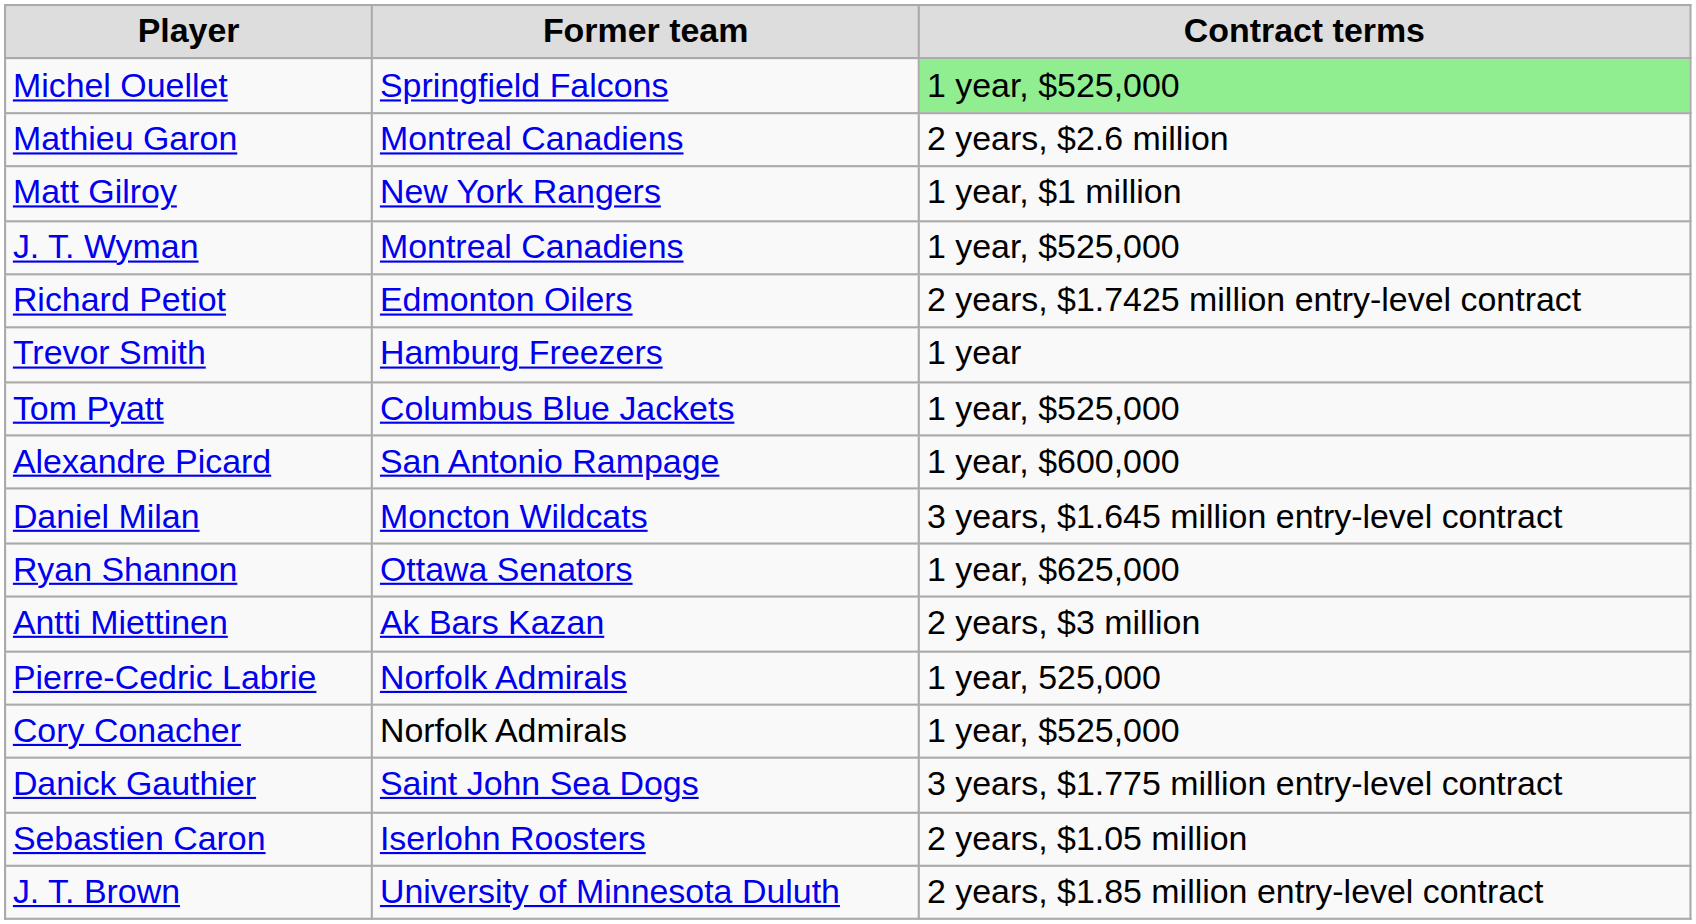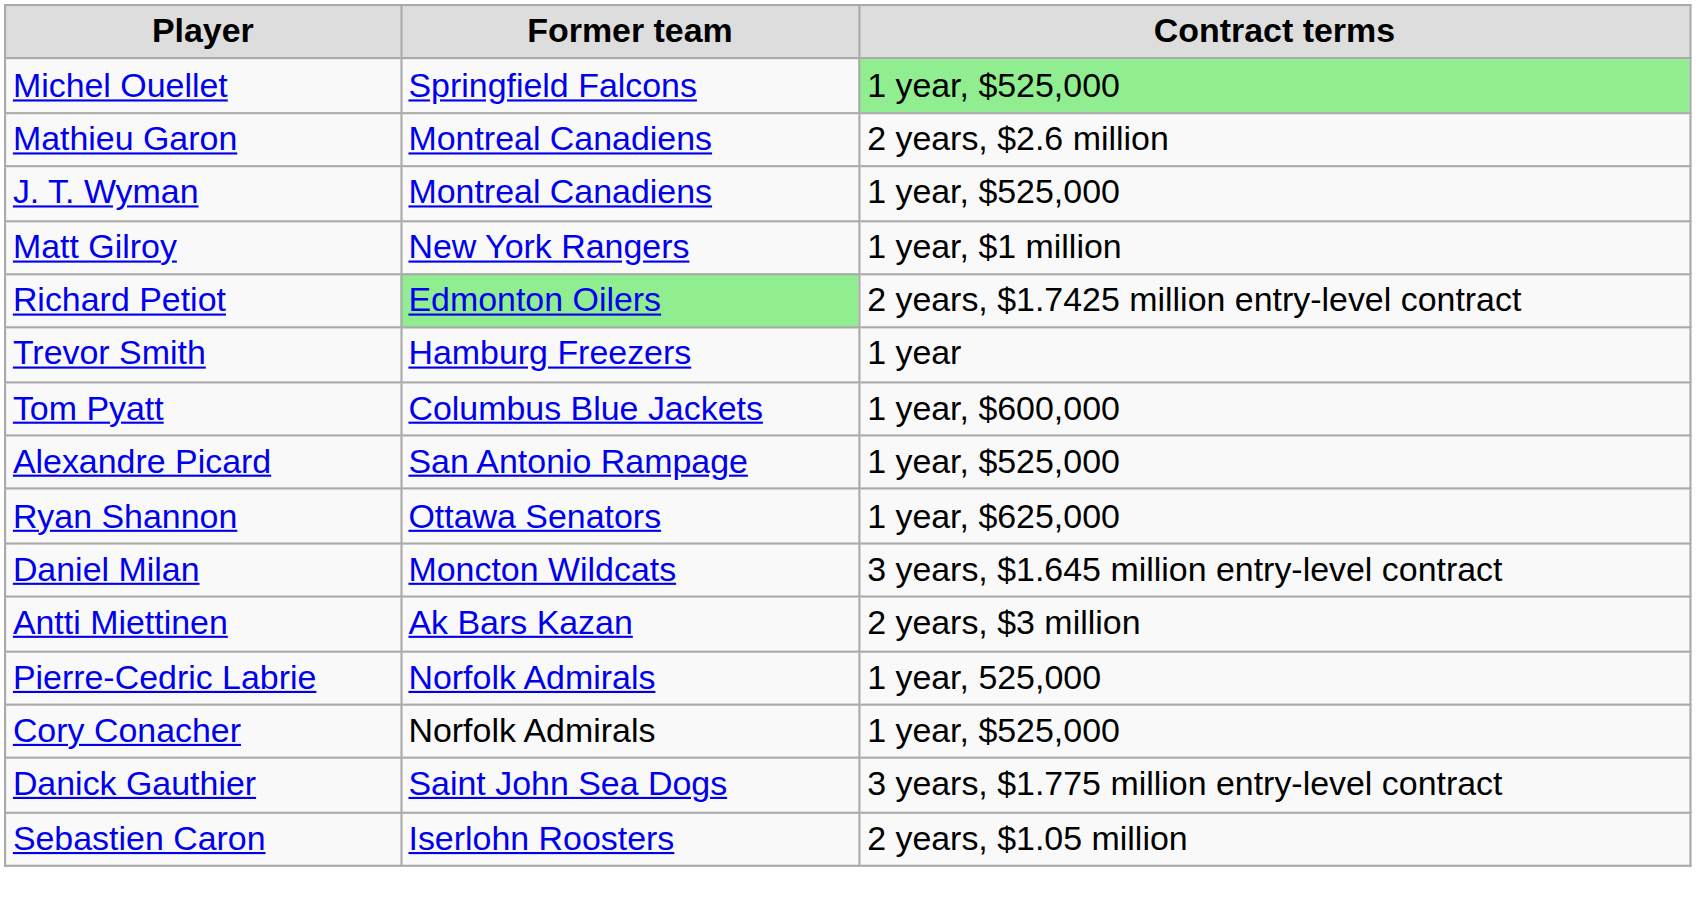rows swapped: (106, 246) <-> (95, 192)
(506, 300) no background -> (535, 300) lightgreen background
(1053, 407) 1 year, $525,000 -> (994, 407) 1 year, $600,000
(1053, 461) 1 year, $600,000 -> (994, 461) 1 year, $525,000
rows swapped: (125, 569) <-> (106, 515)
- row: (96, 892)
